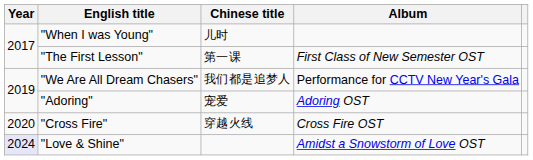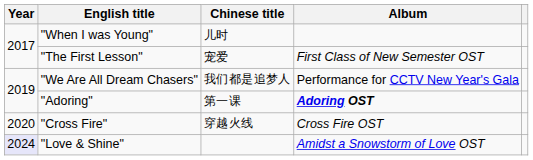(222, 57) 第一课 -> (216, 57) 宠爱
(216, 101) 宠爱 -> (222, 101) 第一课
(333, 101) normal -> (335, 101) bold
